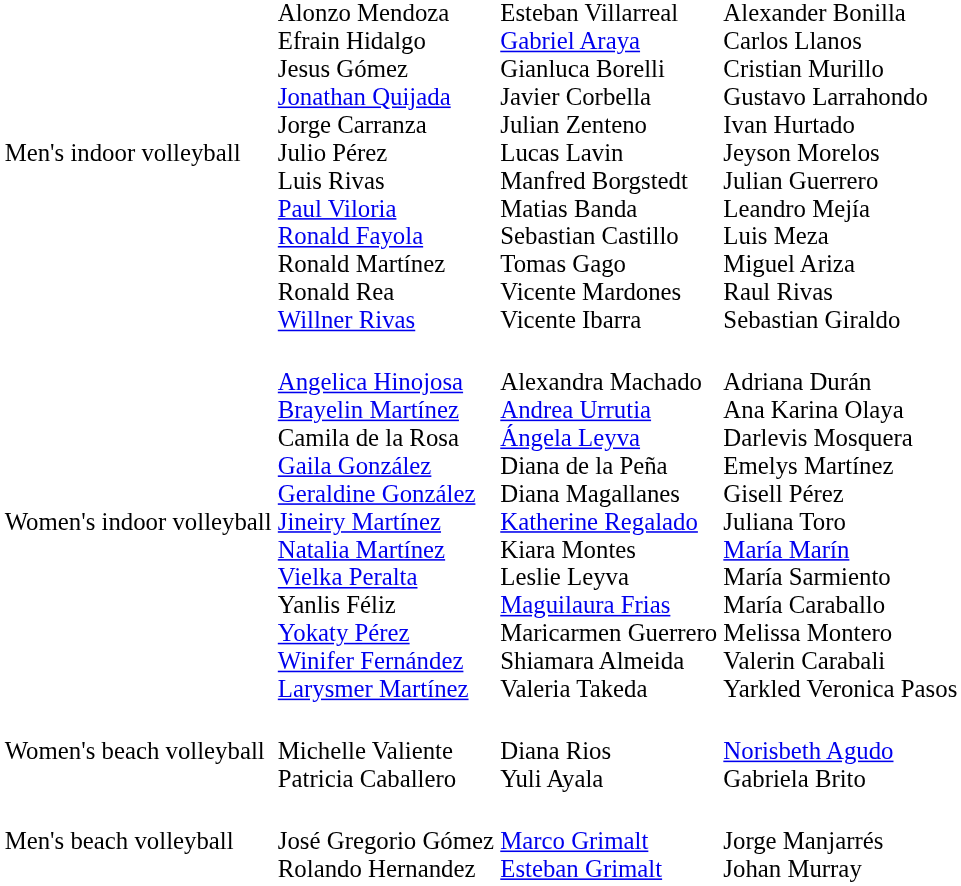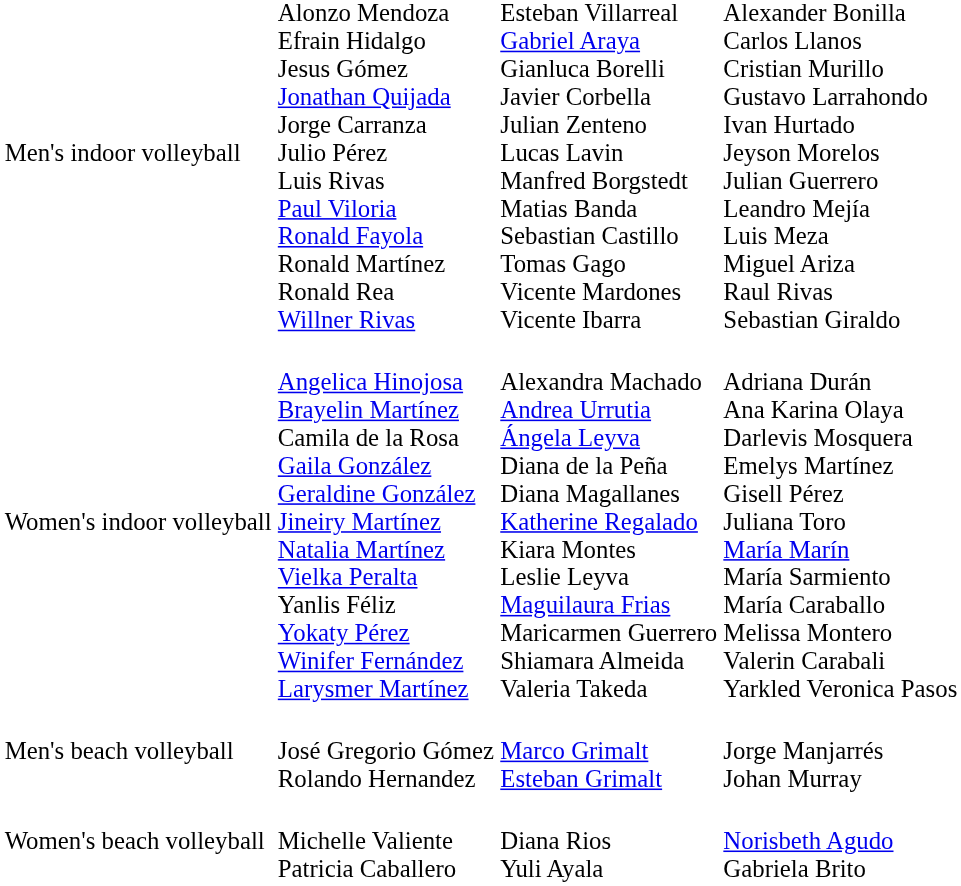rows swapped: (119, 840) <-> (135, 751)
